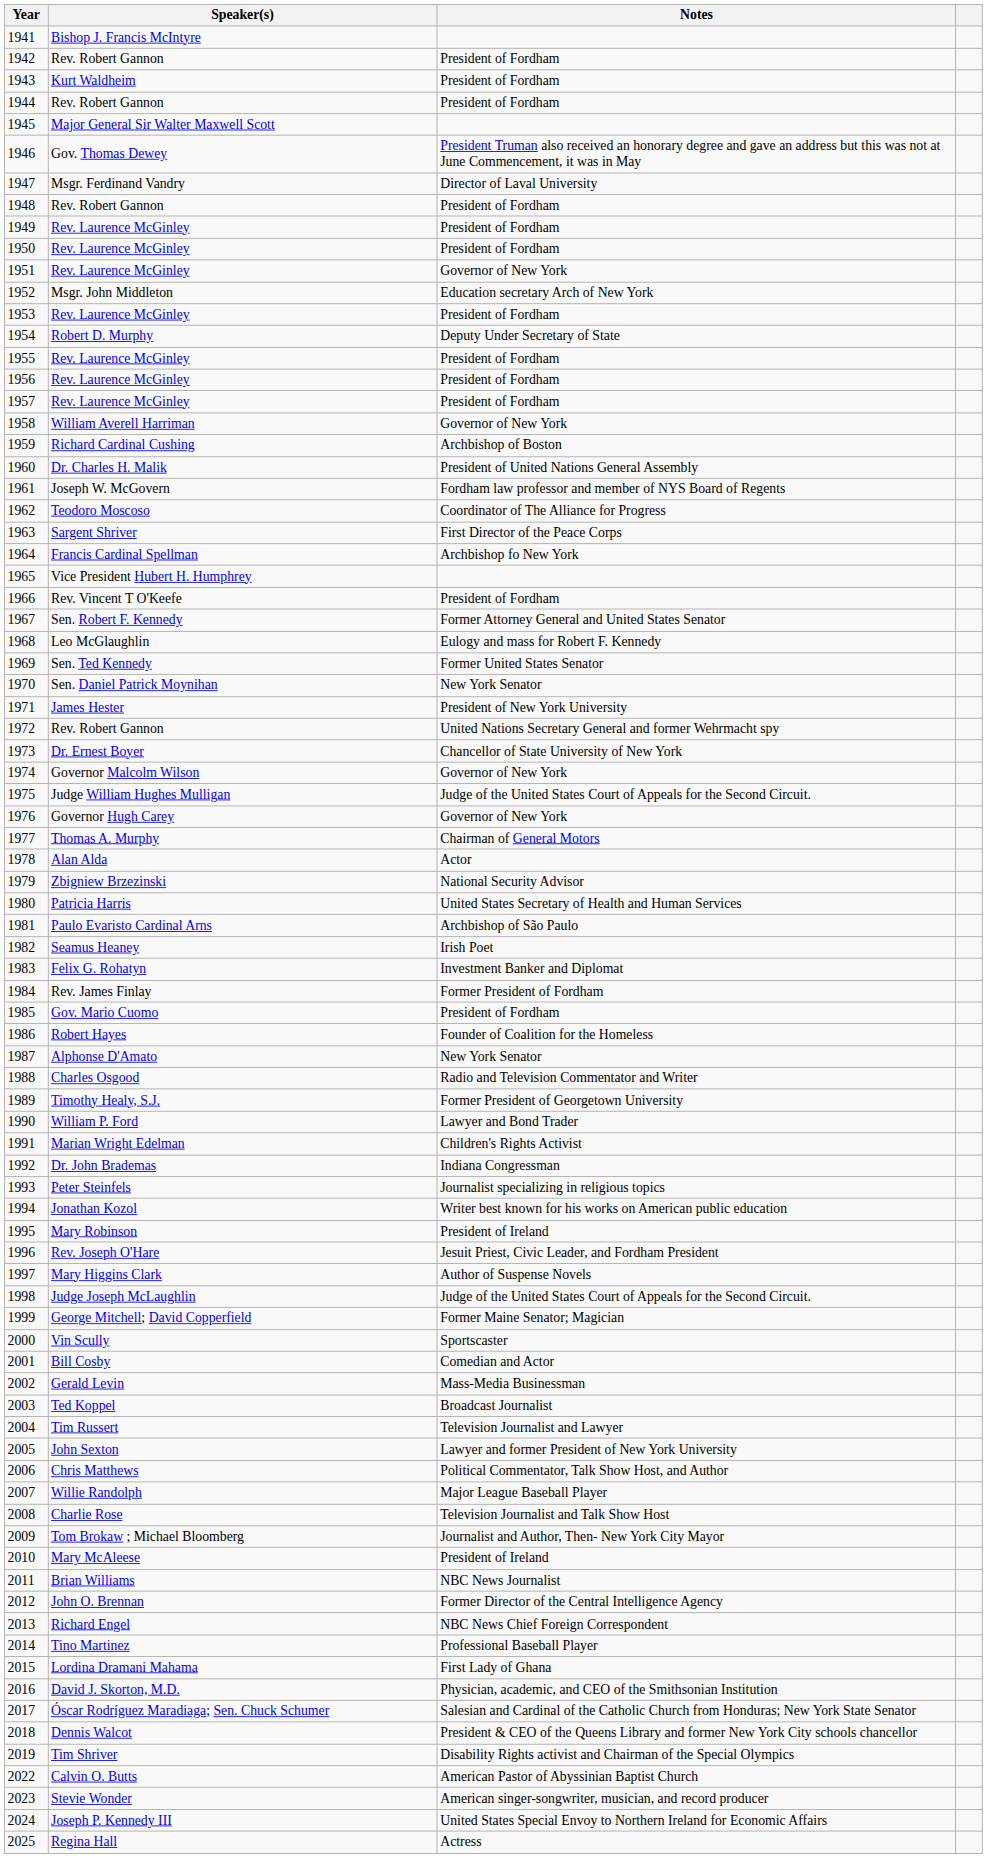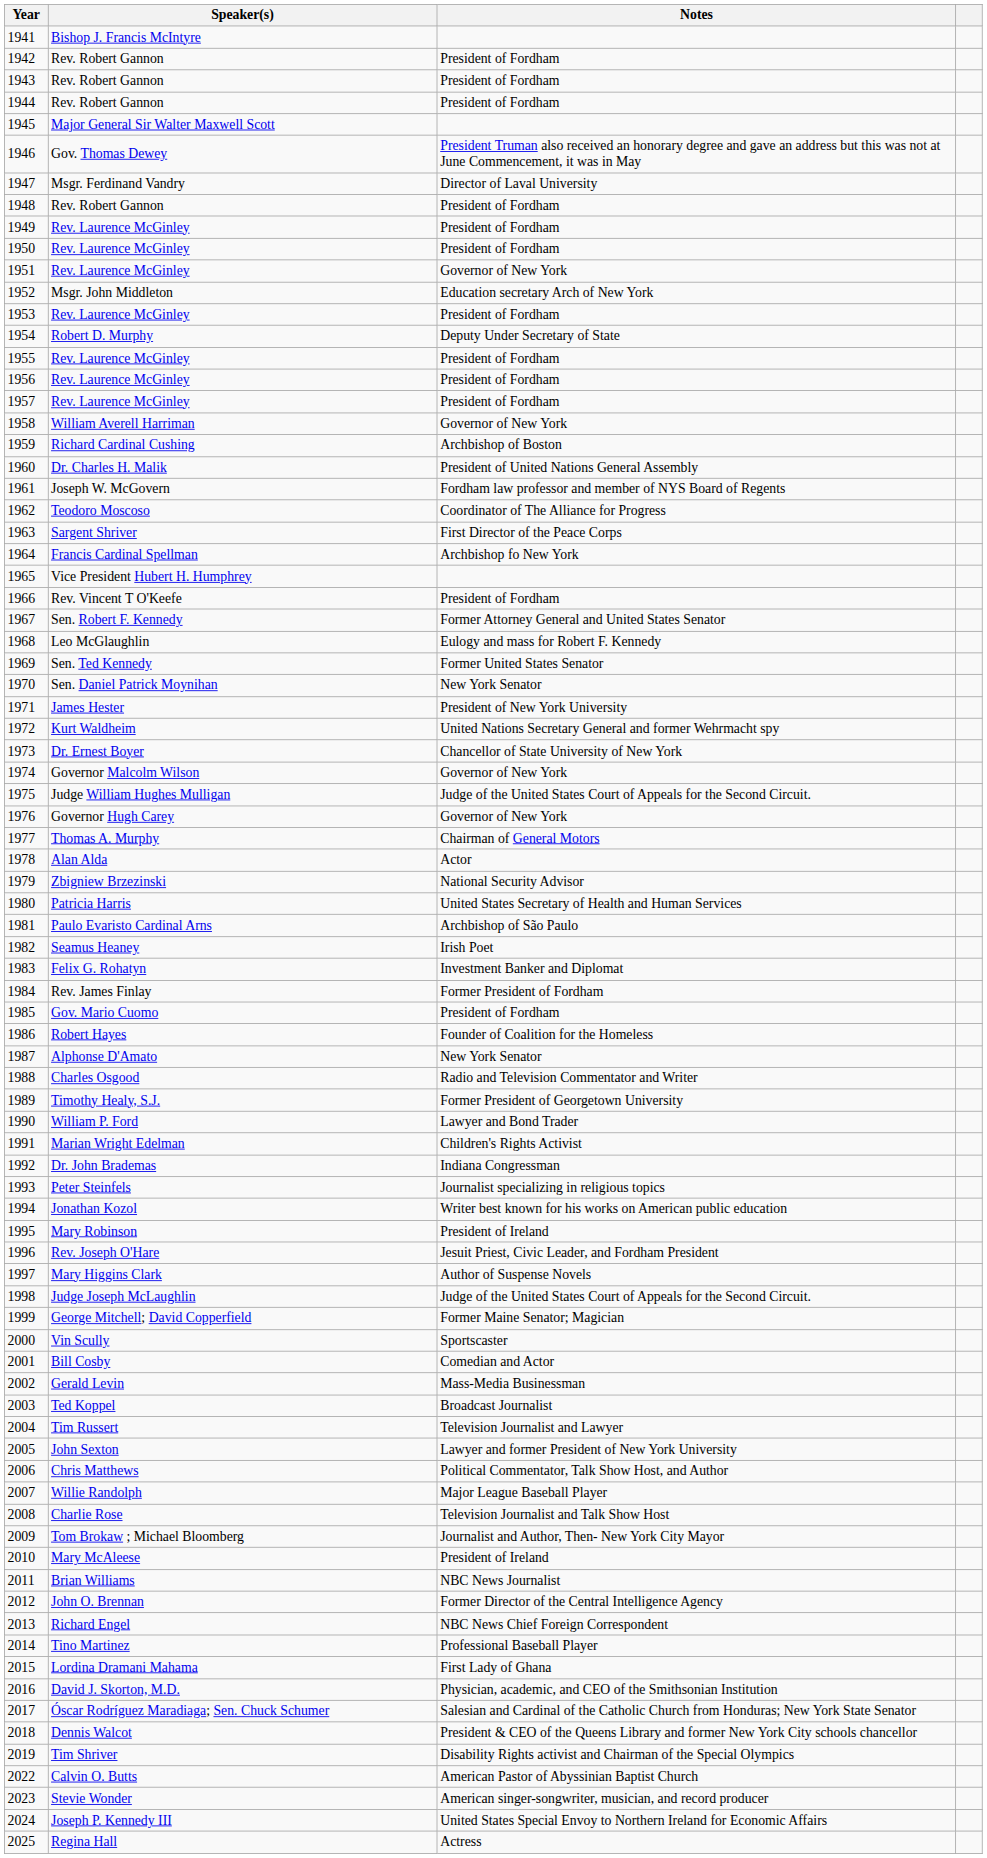(93, 80) Kurt Waldheim -> (107, 80) Rev. Robert Gannon
(107, 729) Rev. Robert Gannon -> (93, 729) Kurt Waldheim
